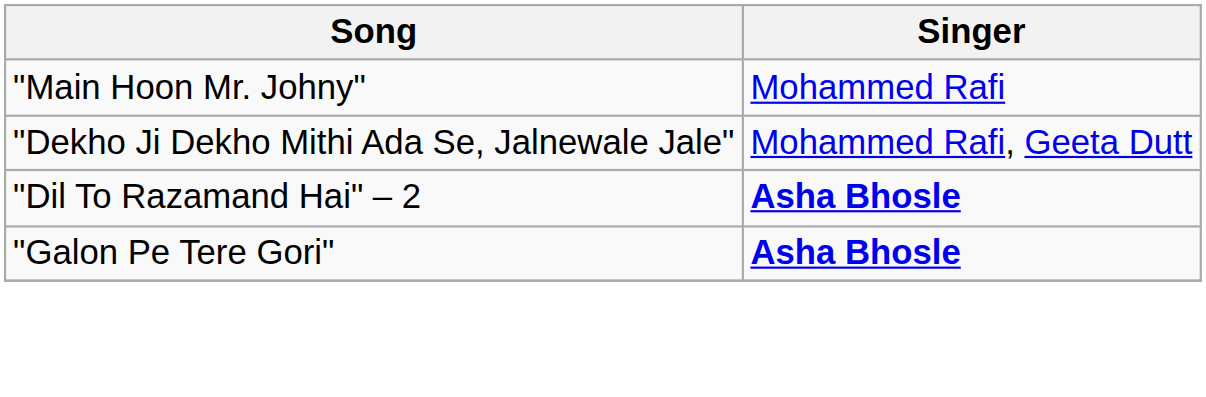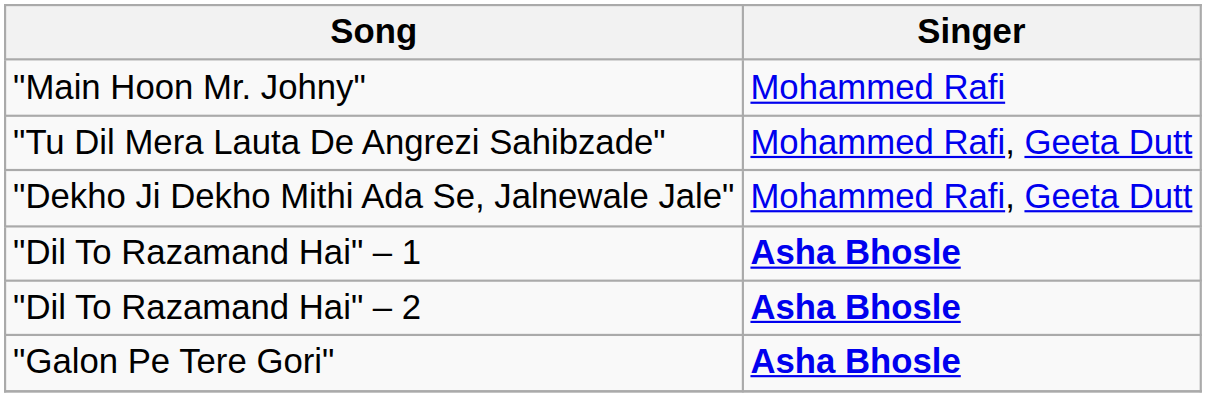+ row: (339, 142)
+ row: (217, 252)
